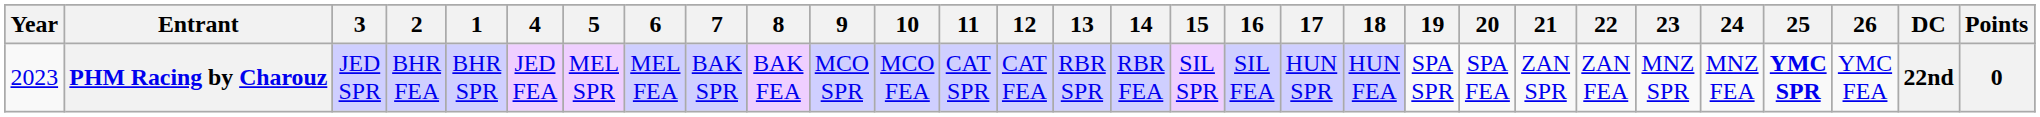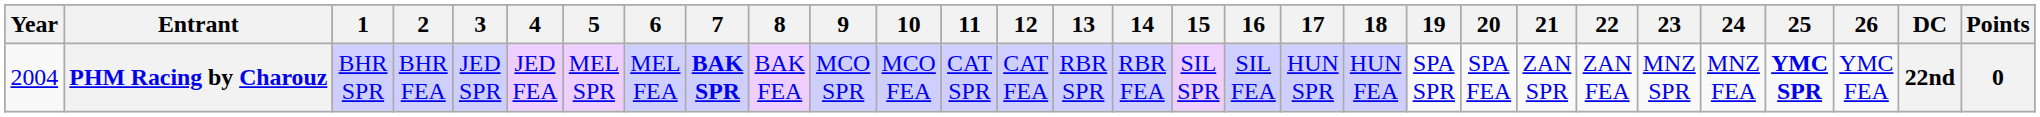columns swapped: (477, 23) <-> (360, 23)
(34, 76) 2023 -> (34, 76) 2004
(717, 76) normal -> (718, 76) bold
